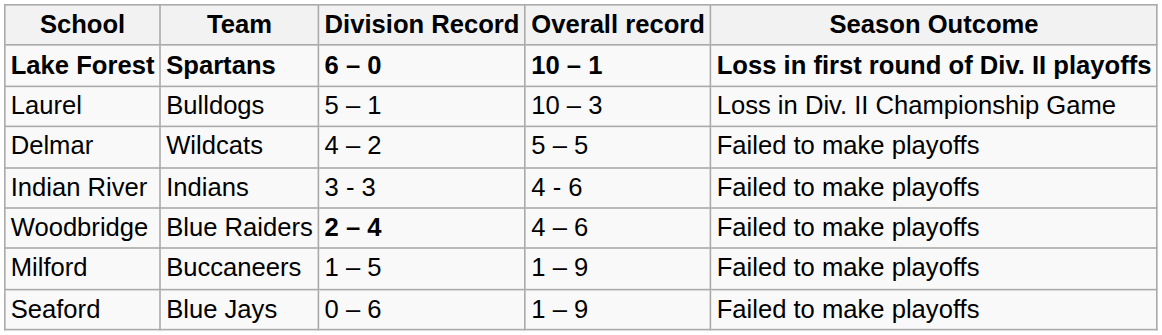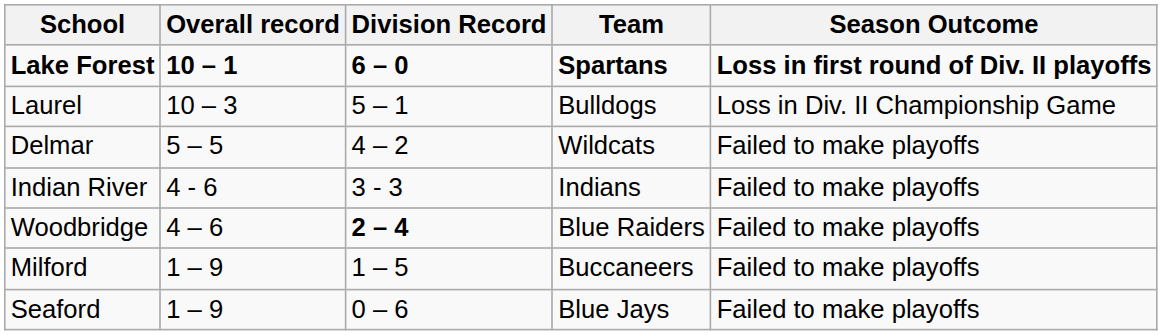columns swapped: (239, 24) <-> (618, 24)
